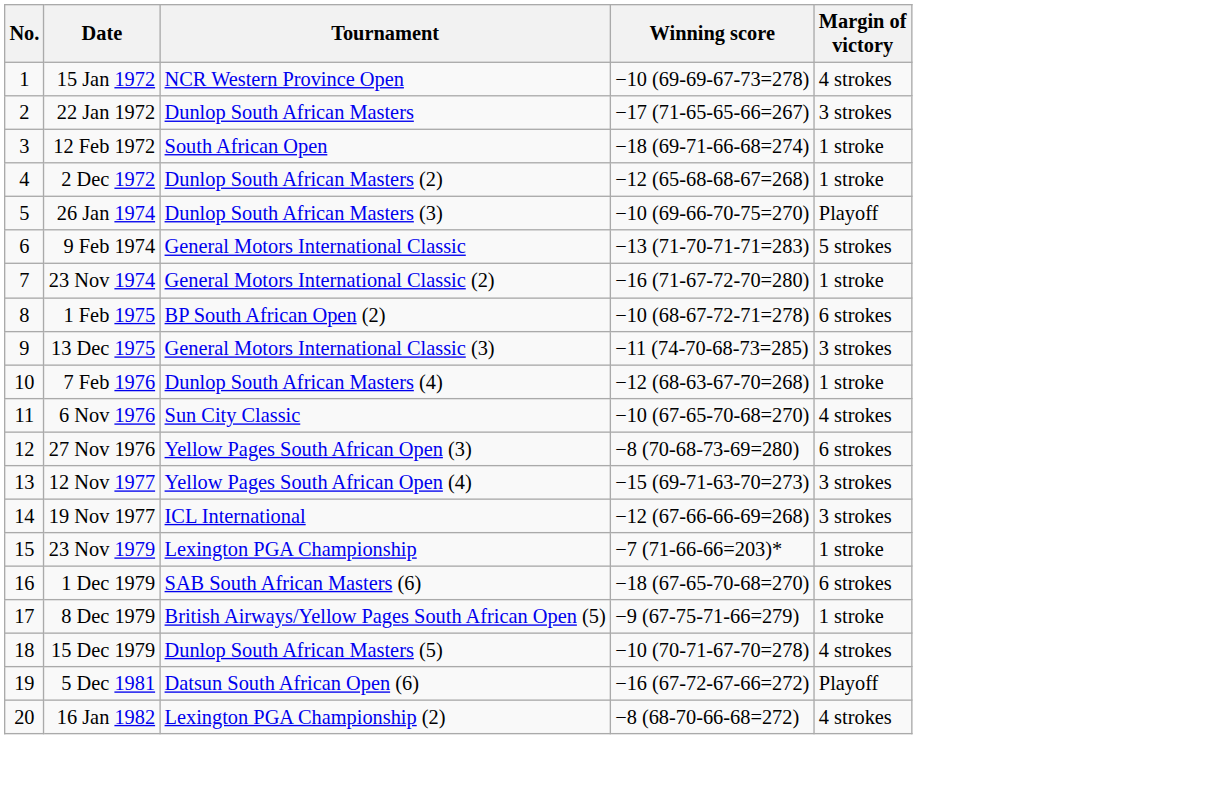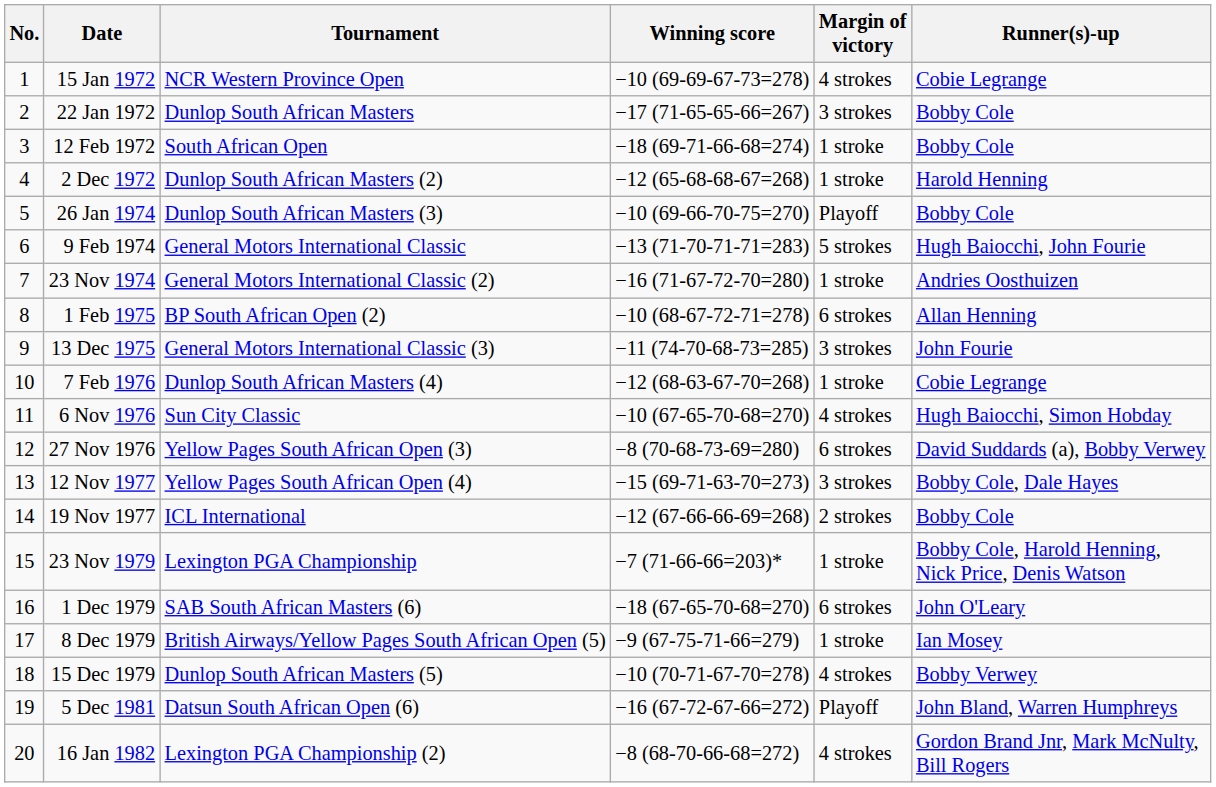+ column: (1061, 33)
(855, 515) 3 strokes -> (855, 515) 2 strokes
